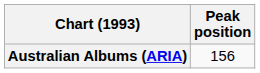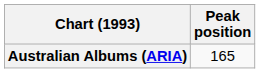(223, 56) 156 -> (223, 56) 165
